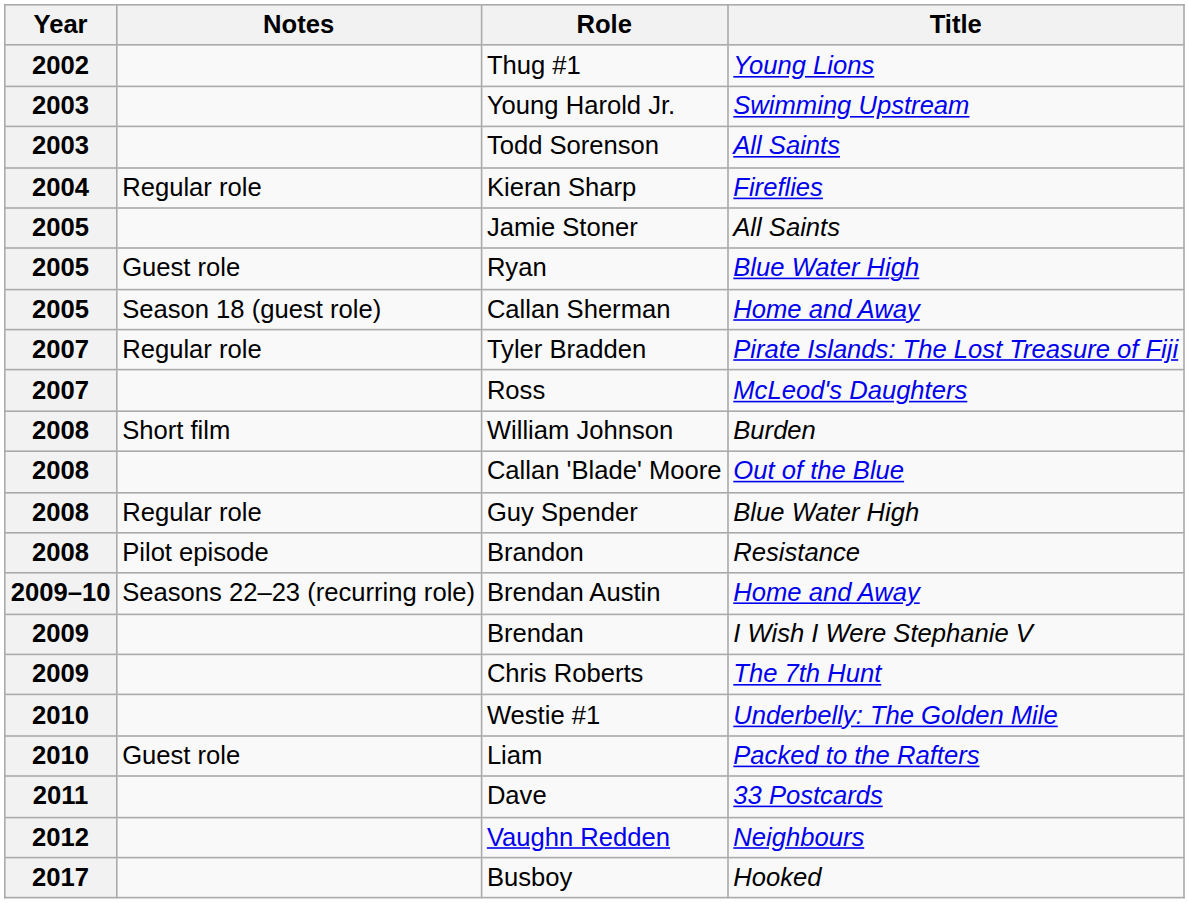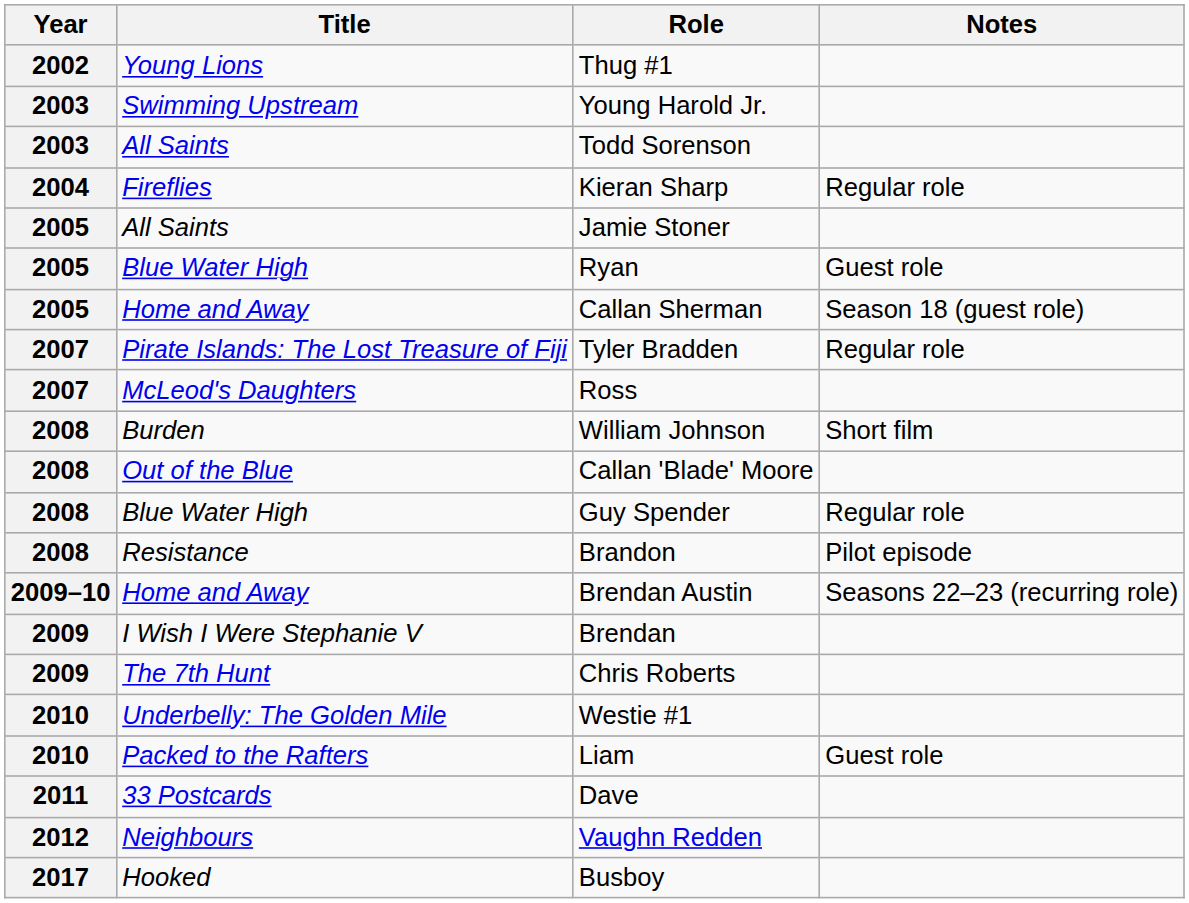columns swapped: (956, 24) <-> (299, 24)
